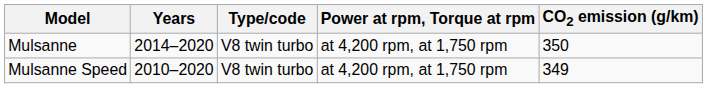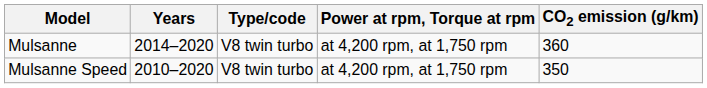(556, 45) 350 -> (556, 45) 360
(556, 70) 349 -> (556, 70) 350
